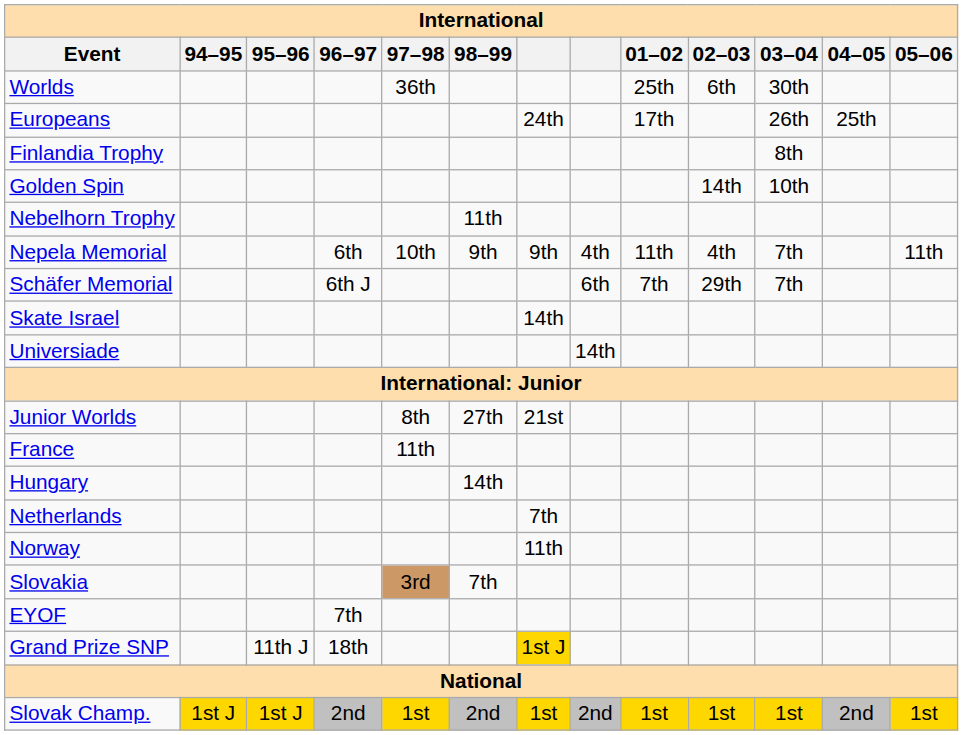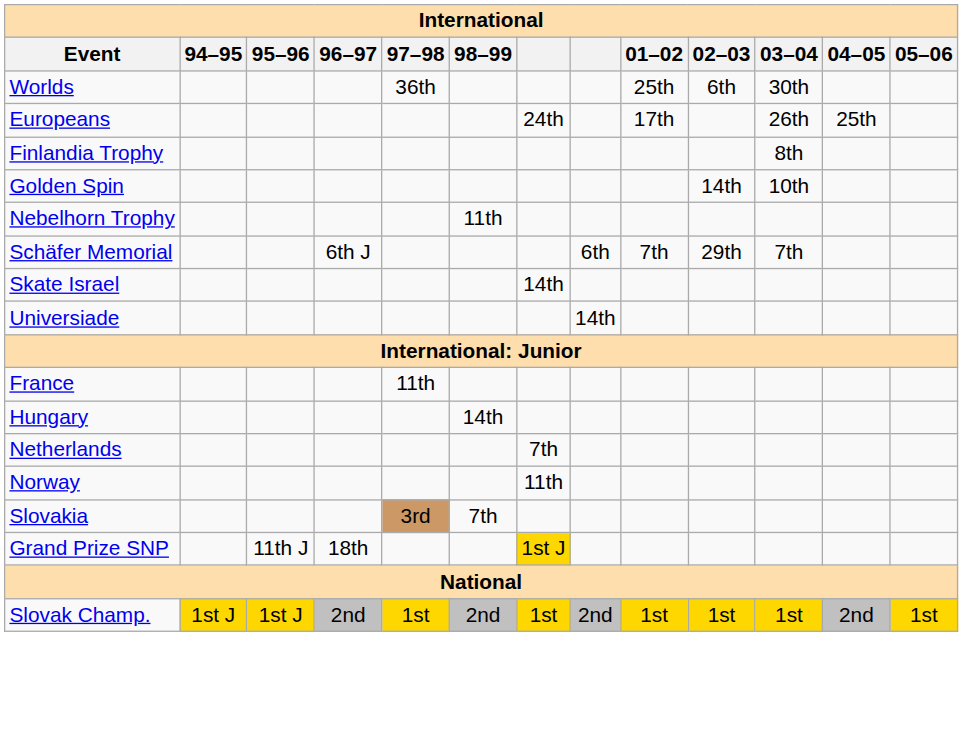- row: (88, 251)
- row: (73, 416)
- row: (38, 614)
